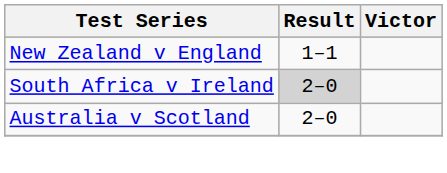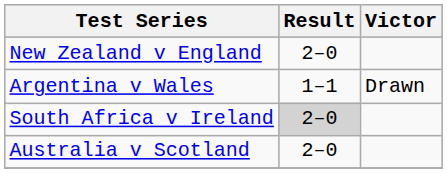(319, 54) 1–1 -> (319, 54) 2–0
+ row: (112, 86)
